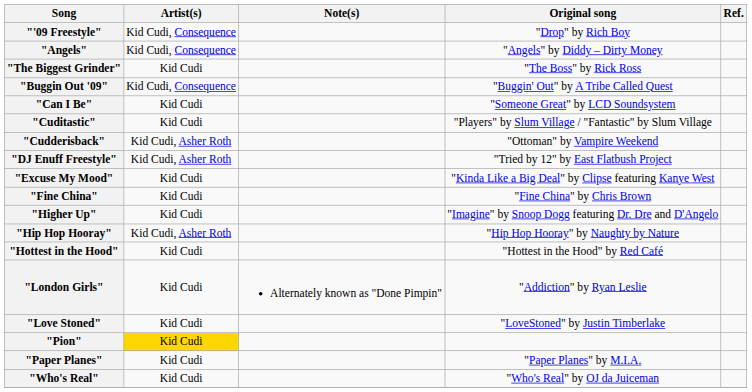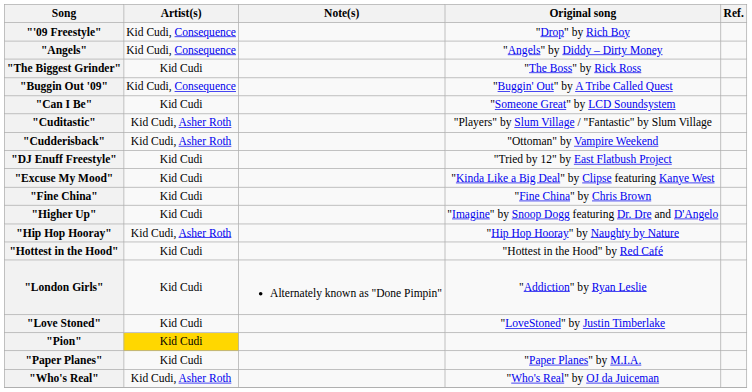(181, 123) Kid Cudi -> (181, 123) Kid Cudi, Asher Roth
(181, 159) Kid Cudi, Asher Roth -> (181, 159) Kid Cudi
(181, 378) Kid Cudi -> (181, 378) Kid Cudi, Asher Roth
